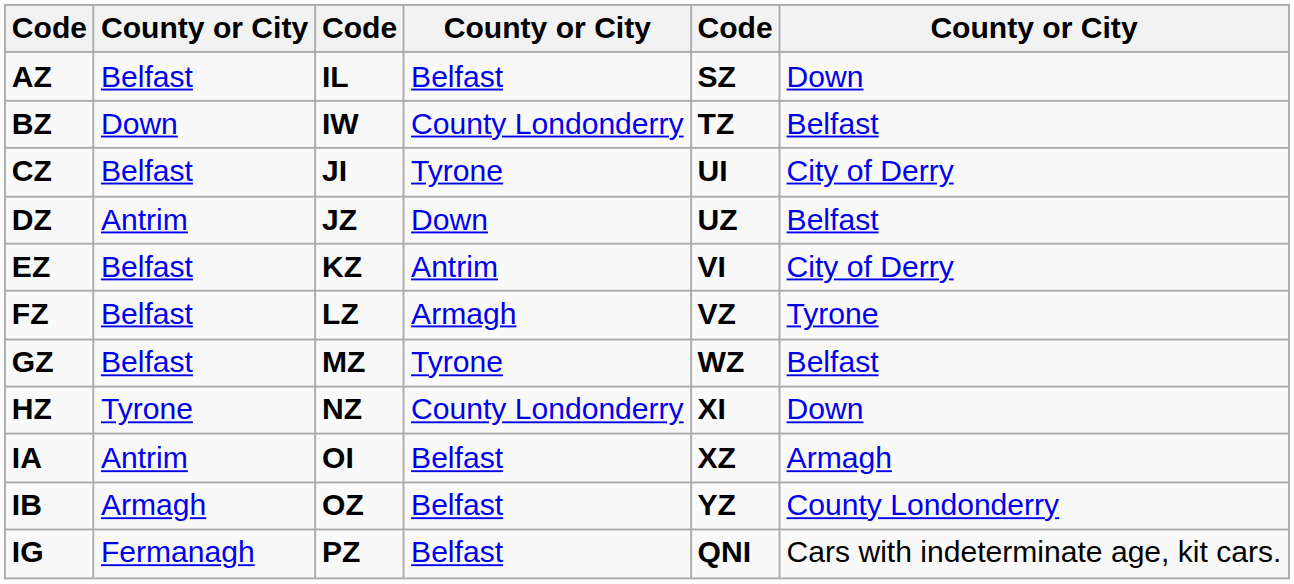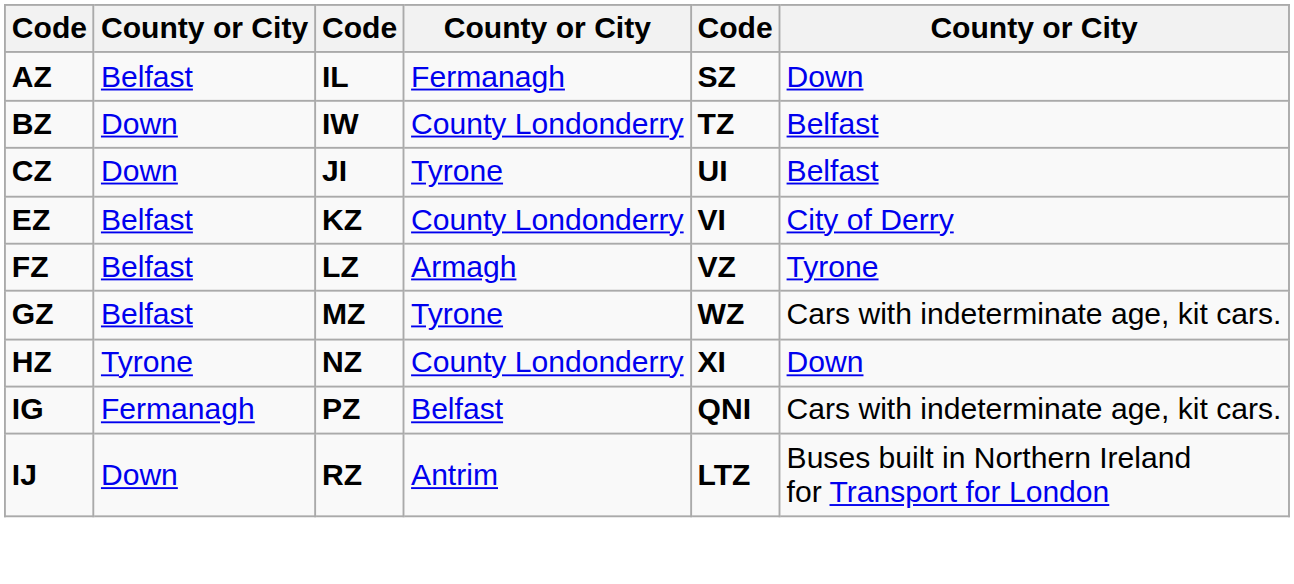(457, 76) Belfast -> (488, 76) Fermanagh
(147, 171) Belfast -> (139, 171) Down
(870, 171) City of Derry -> (833, 171) Belfast
- row: (32, 219)
(455, 266) Antrim -> (547, 219) County Londonderry
(833, 362) Belfast -> (1034, 314) Cars with indeterminate age, kit cars.
- row: (27, 457)
- row: (27, 505)
+ row: (24, 474)
